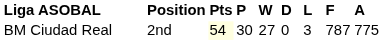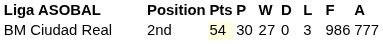(338, 30) 787 -> (338, 30) 986
(367, 30) 775 -> (367, 30) 777
